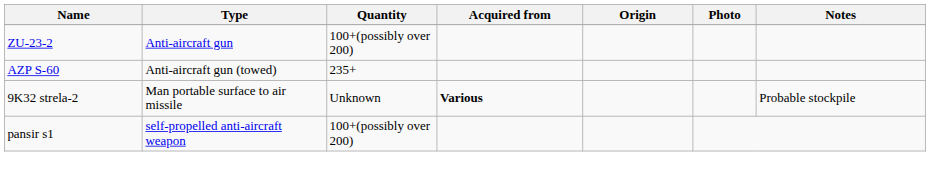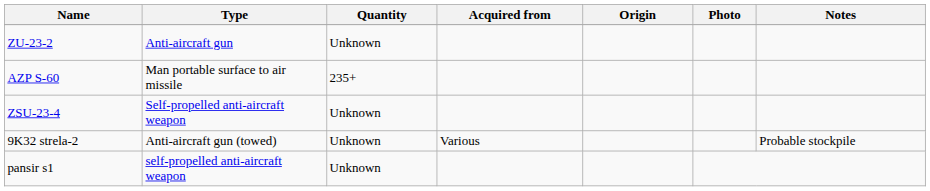(380, 42) 100+(possibly over 200) -> (355, 42) Unknown
(211, 70) Anti-aircraft gun (towed) -> (216, 77) Man portable surface to air missile
+ row: (34, 112)
(216, 98) Man portable surface to air missile -> (211, 140) Anti-aircraft gun (towed)
(461, 98) bold -> (460, 140) normal
(380, 133) 100+(possibly over 200) -> (355, 168) Unknown
